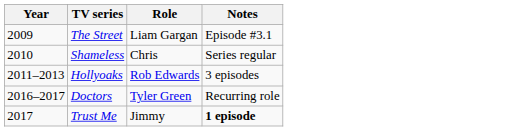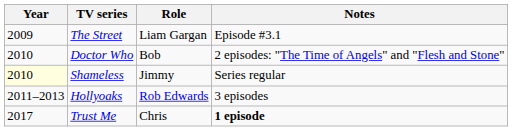+ row: (102, 55)
(20, 55) no background -> (20, 75) lightyellow background
(144, 55) Chris -> (157, 75) Jimmy
- row: (91, 95)
(148, 116) Jimmy -> (153, 116) Chris
